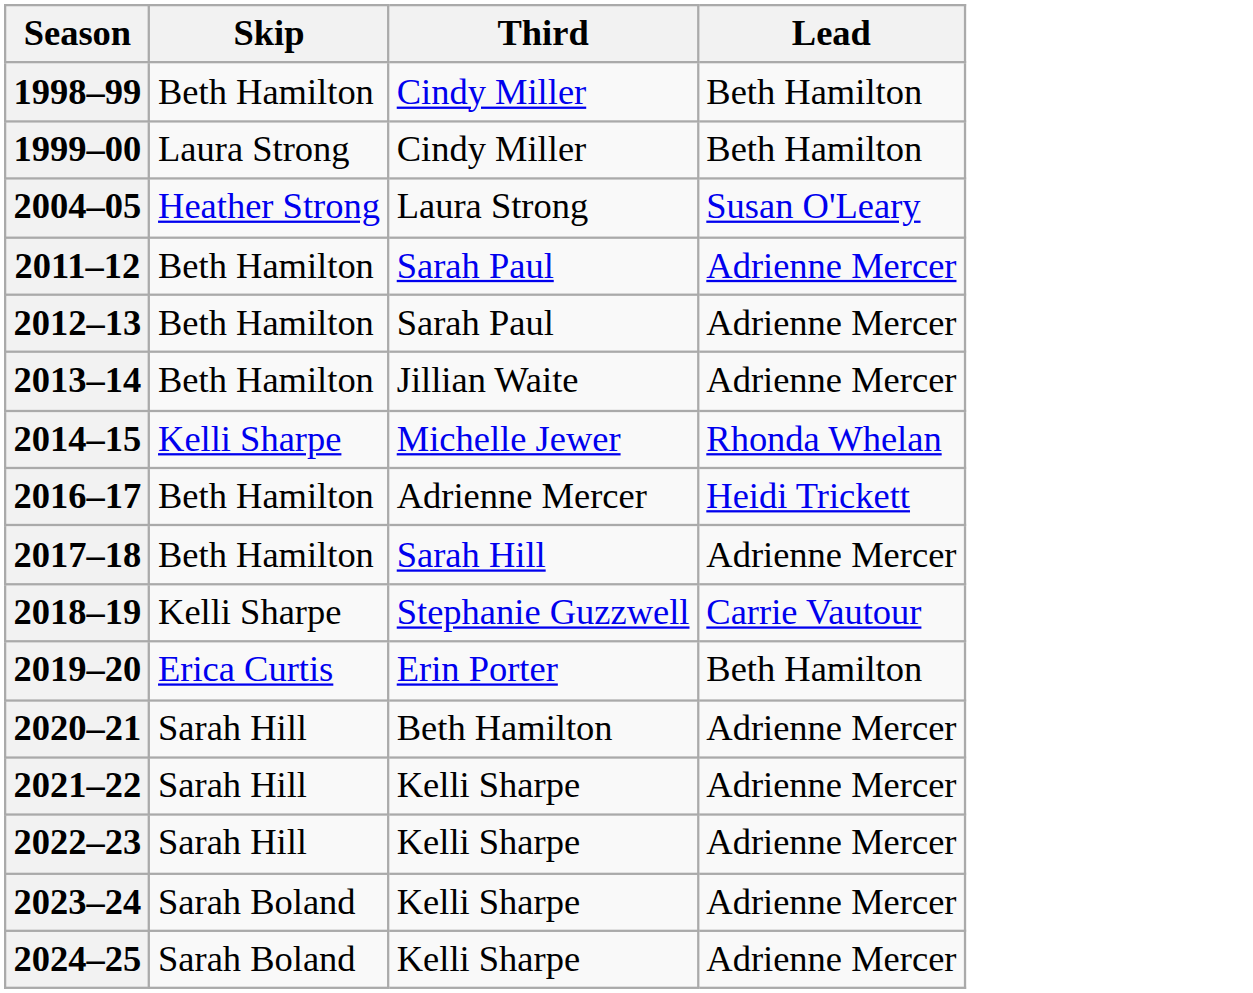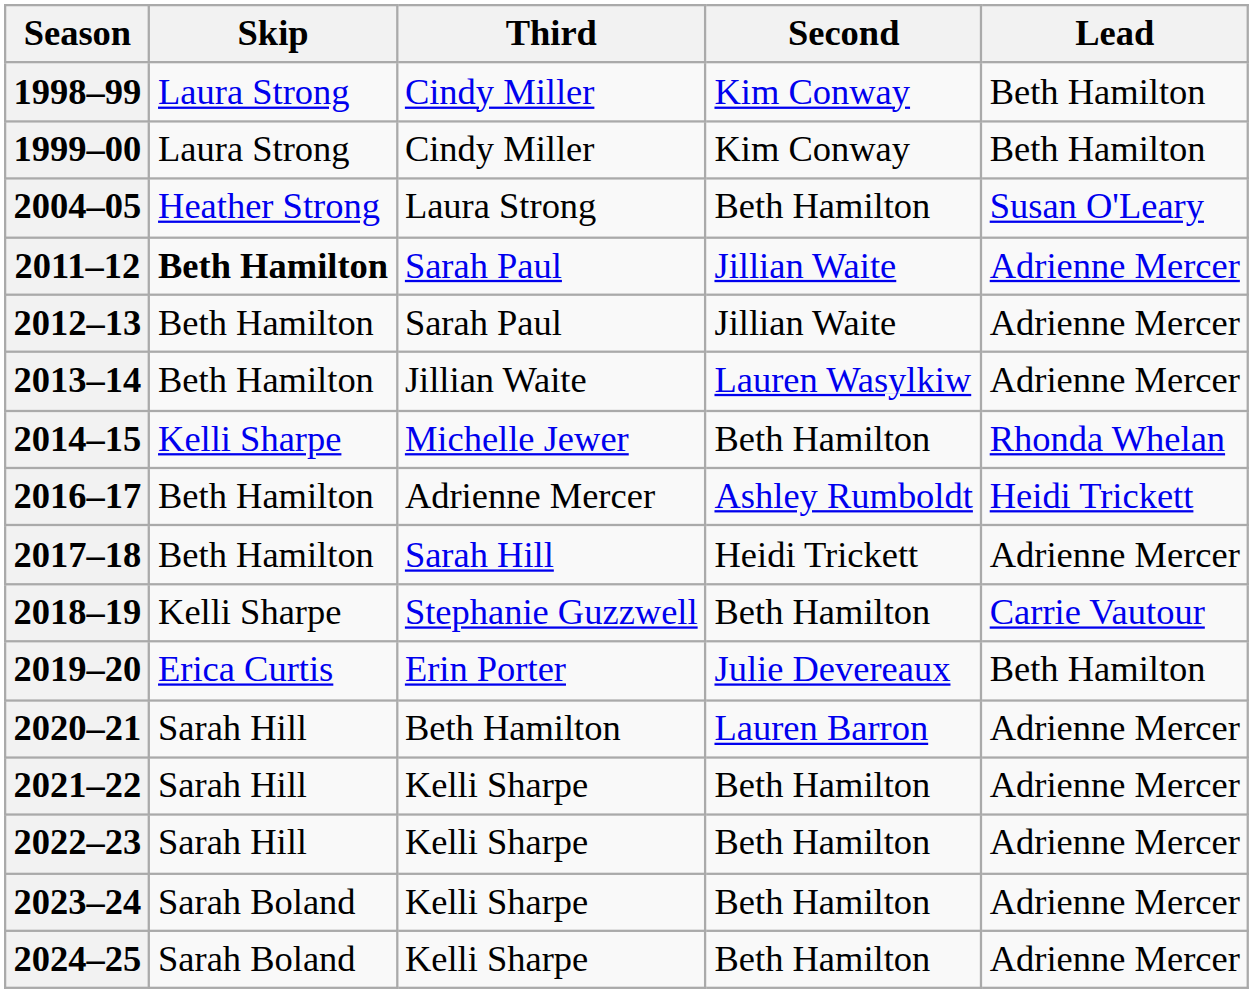+ column: (844, 33)
(266, 91) Beth Hamilton -> (254, 91) Laura Strong
(266, 264) normal -> (273, 264) bold
